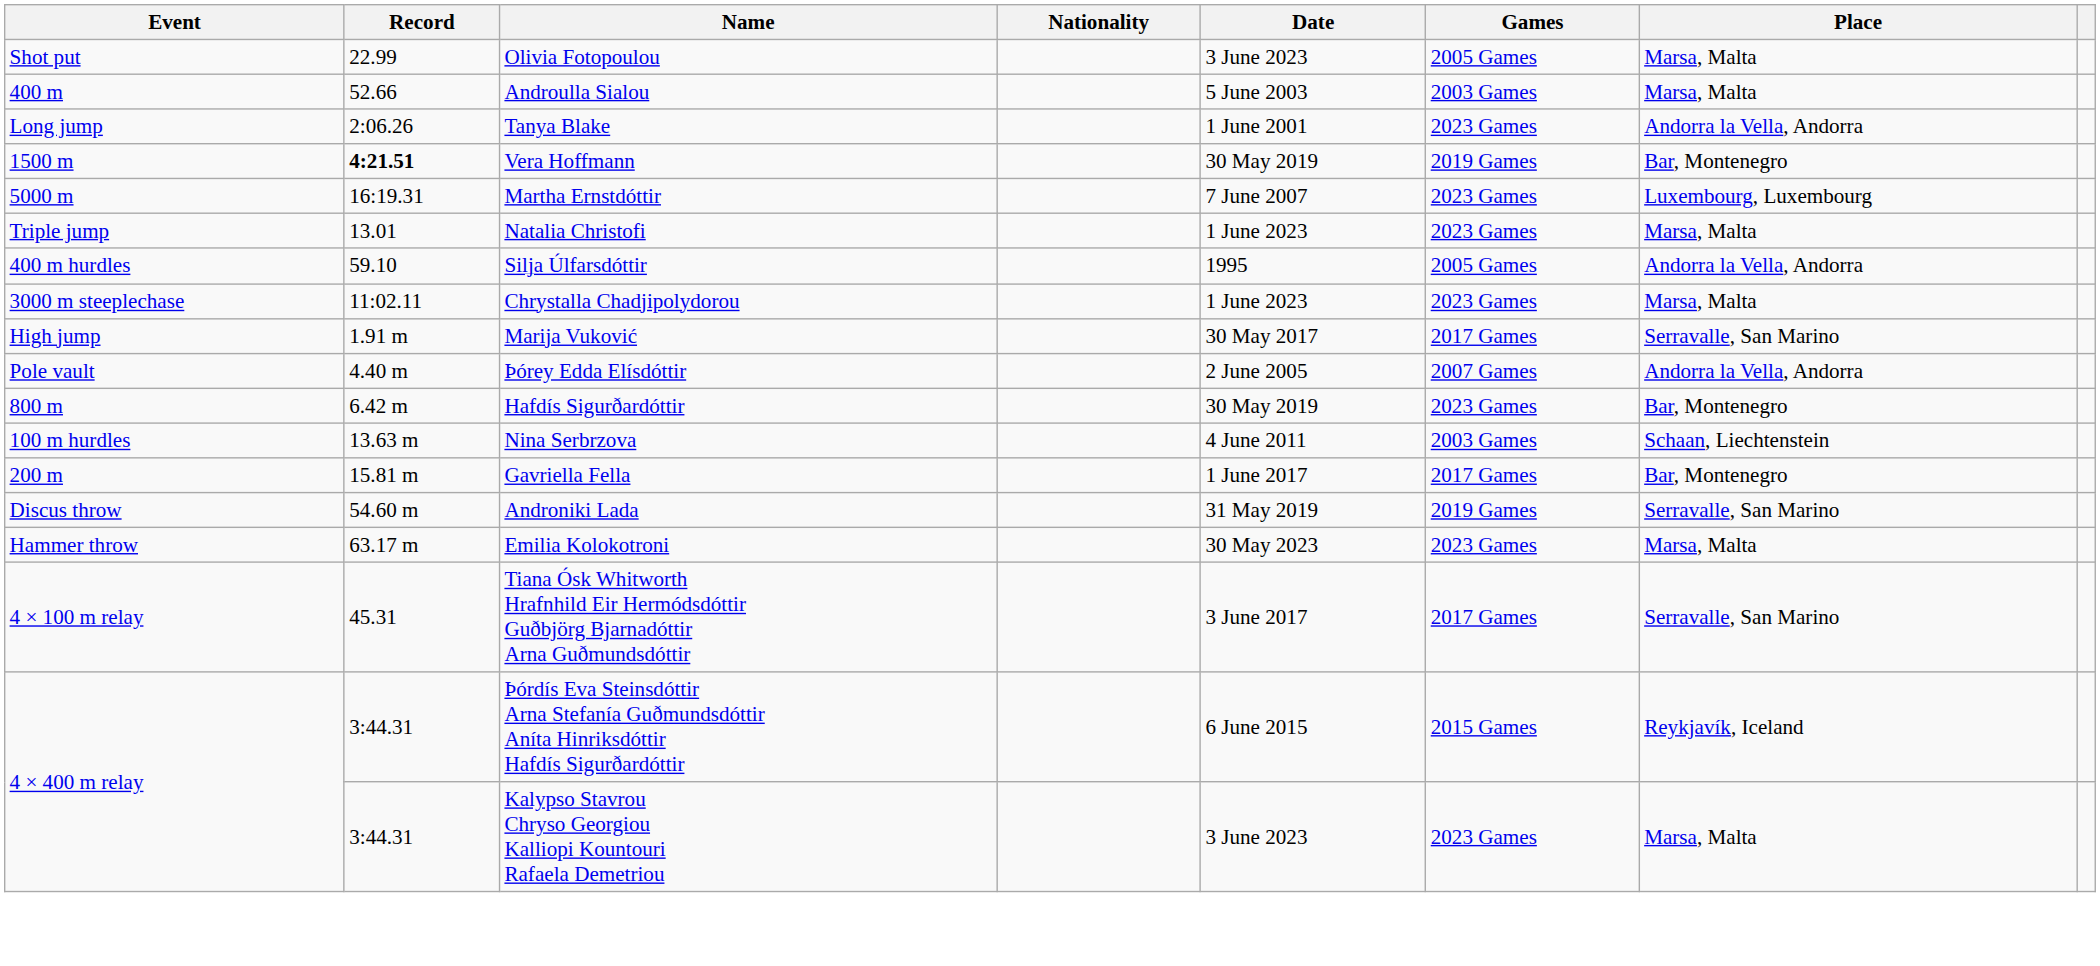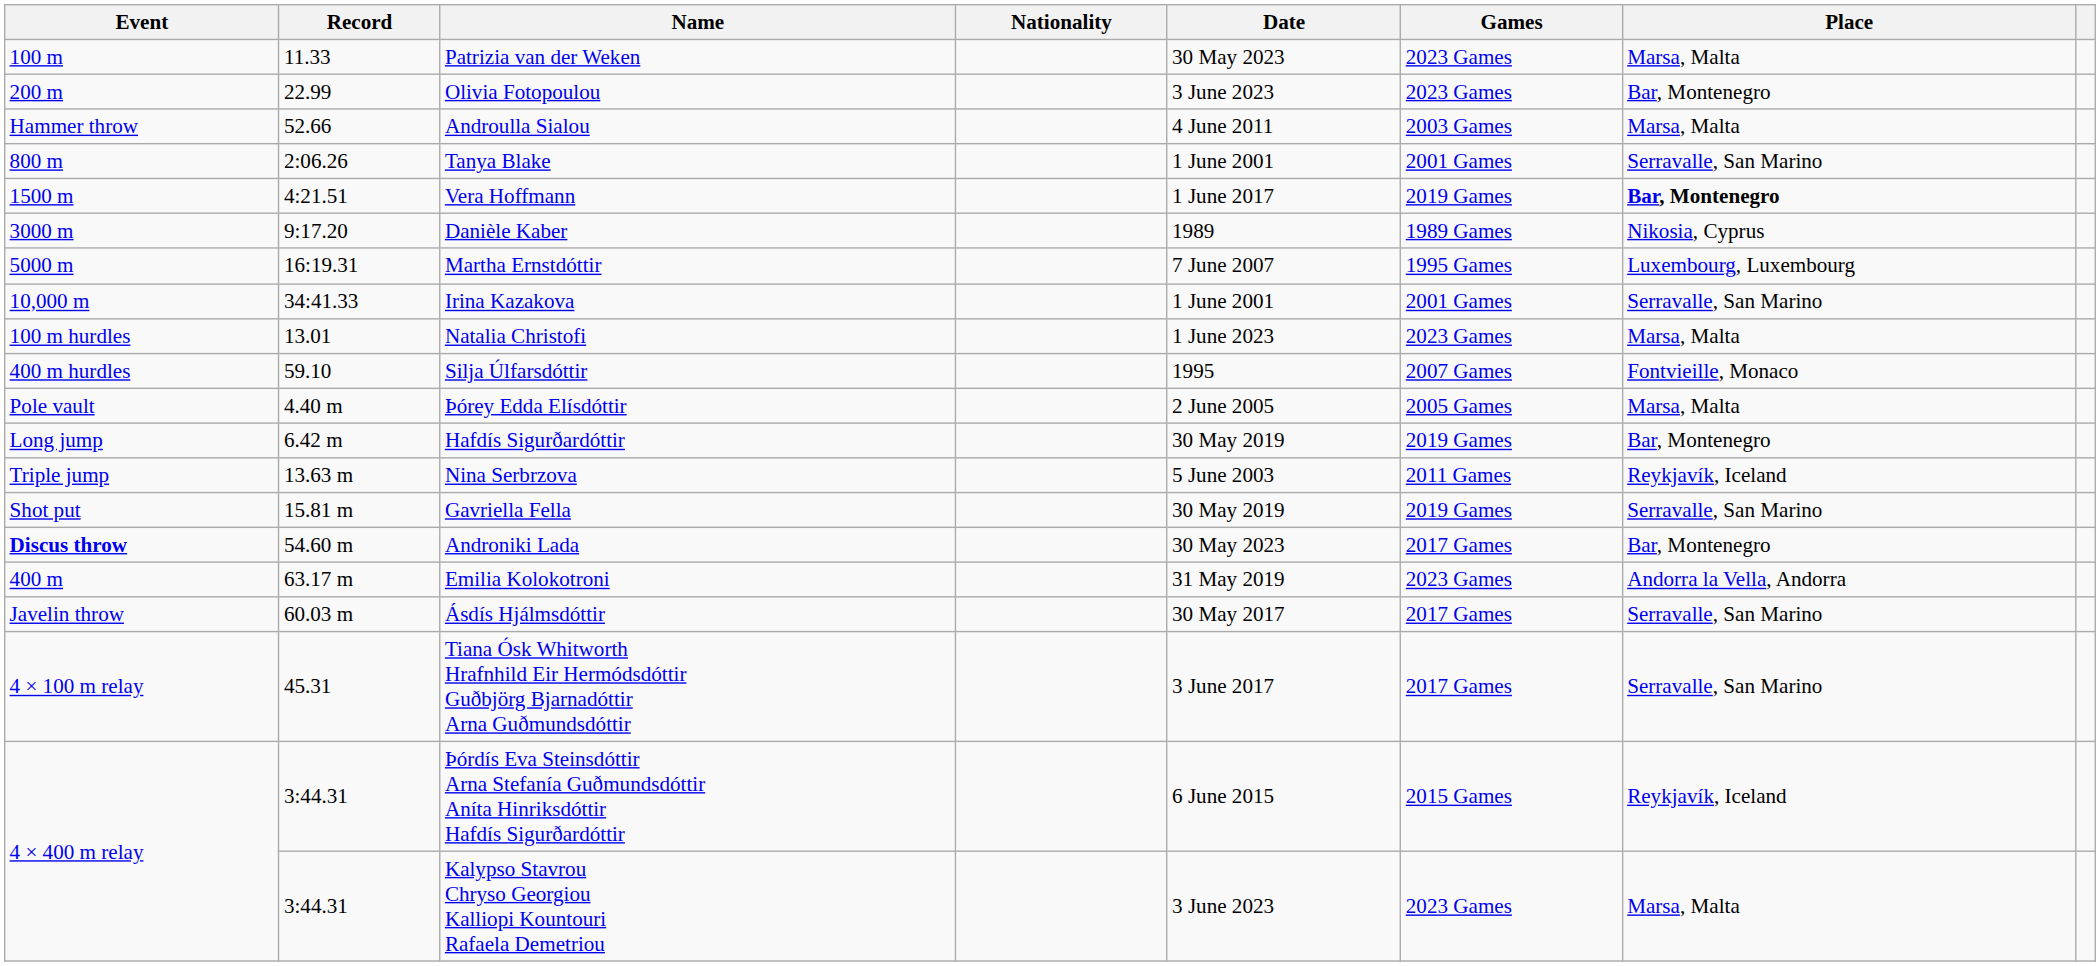+ row: (543, 56)
(45, 56) Shot put -> (36, 91) 200 m
(1484, 56) 2005 Games -> (1459, 91) 2023 Games
(1700, 56) Marsa, Malta -> (1699, 91) Bar, Montenegro
(36, 91) 400 m -> (74, 126) Hammer throw
(1256, 91) 5 June 2003 -> (1223, 126) 4 June 2011
(56, 126) Long jump -> (36, 161) 800 m
(1484, 126) 2023 Games -> (1459, 161) 2001 Games
(1754, 126) Andorra la Vella, Andorra -> (1725, 161) Serravalle, San Marino
(382, 161) bold -> (316, 196) normal
(1262, 161) 30 May 2019 -> (1223, 196) 1 June 2017
(1716, 161) normal -> (1703, 196) bold
+ row: (506, 231)
(1484, 196) 2023 Games -> (1459, 265) 1995 Games
+ row: (510, 300)
(59, 231) Triple jump -> (70, 335) 100 m hurdles
(1484, 265) 2005 Games -> (1459, 370) 2007 Games
(1754, 265) Andorra la Vella, Andorra -> (1713, 370) Fontvieille, Monaco
- row: (622, 300)
- row: (571, 335)
(1484, 370) 2007 Games -> (1459, 405) 2005 Games
(1754, 370) Andorra la Vella, Andorra -> (1683, 405) Marsa, Malta
(36, 405) 800 m -> (56, 440) Long jump
(1484, 405) 2023 Games -> (1459, 440) 2019 Games
(70, 440) 100 m hurdles -> (59, 474) Triple jump
(1256, 440) 4 June 2011 -> (1223, 474) 5 June 2003
(1484, 440) 2003 Games -> (1458, 474) 2011 Games
(1737, 440) Schaan, Liechtenstein -> (1707, 474) Reykjavík, Iceland
(36, 474) 200 m -> (45, 509) Shot put
(1256, 474) 1 June 2017 -> (1228, 509) 30 May 2019
(1484, 474) 2017 Games -> (1459, 509) 2019 Games
(1716, 474) Bar, Montenegro -> (1725, 509) Serravalle, San Marino
(66, 509) normal -> (68, 544) bold
(1262, 509) 31 May 2019 -> (1228, 544) 30 May 2023
(1484, 509) 2019 Games -> (1459, 544) 2017 Games
(1742, 509) Serravalle, San Marino -> (1699, 544) Bar, Montenegro
(74, 544) Hammer throw -> (36, 579) 400 m
(1262, 544) 30 May 2023 -> (1228, 579) 31 May 2019
(1700, 544) Marsa, Malta -> (1737, 579) Andorra la Vella, Andorra
+ row: (525, 614)
